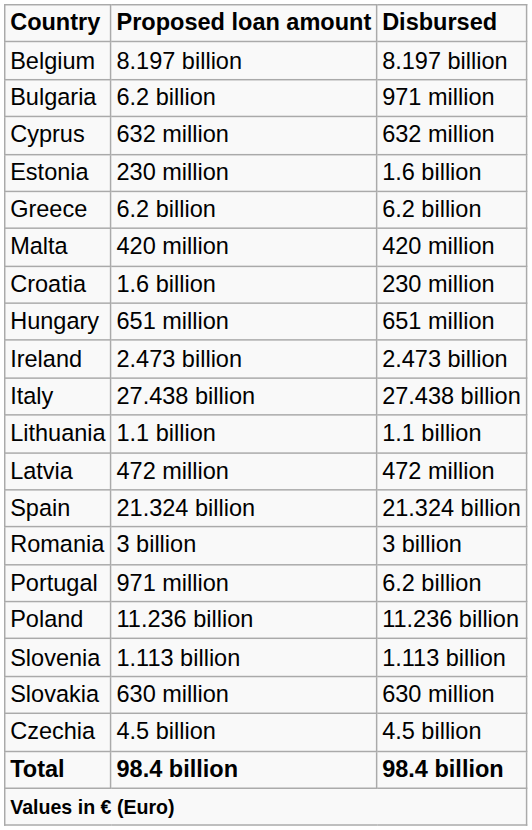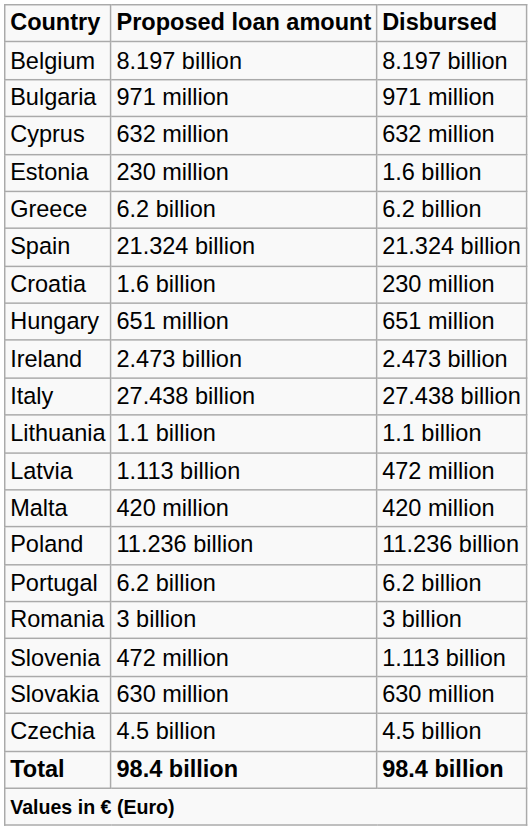(166, 97) 6.2 billion -> (173, 97) 971 million
rows swapped: (40, 508) <-> (39, 246)
(173, 470) 472 million -> (178, 470) 1.113 billion
rows swapped: (47, 619) <-> (57, 545)
(173, 582) 971 million -> (166, 582) 6.2 billion
(178, 657) 1.113 billion -> (173, 657) 472 million
